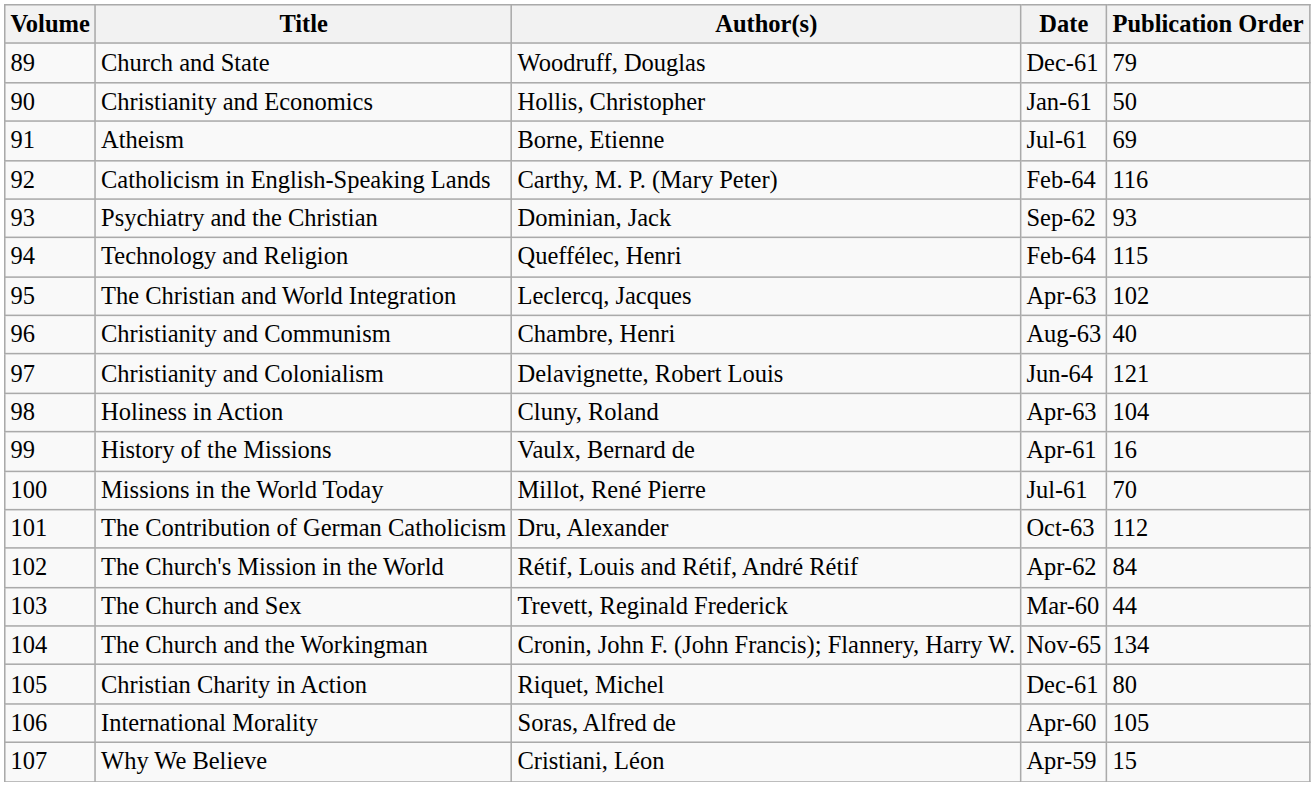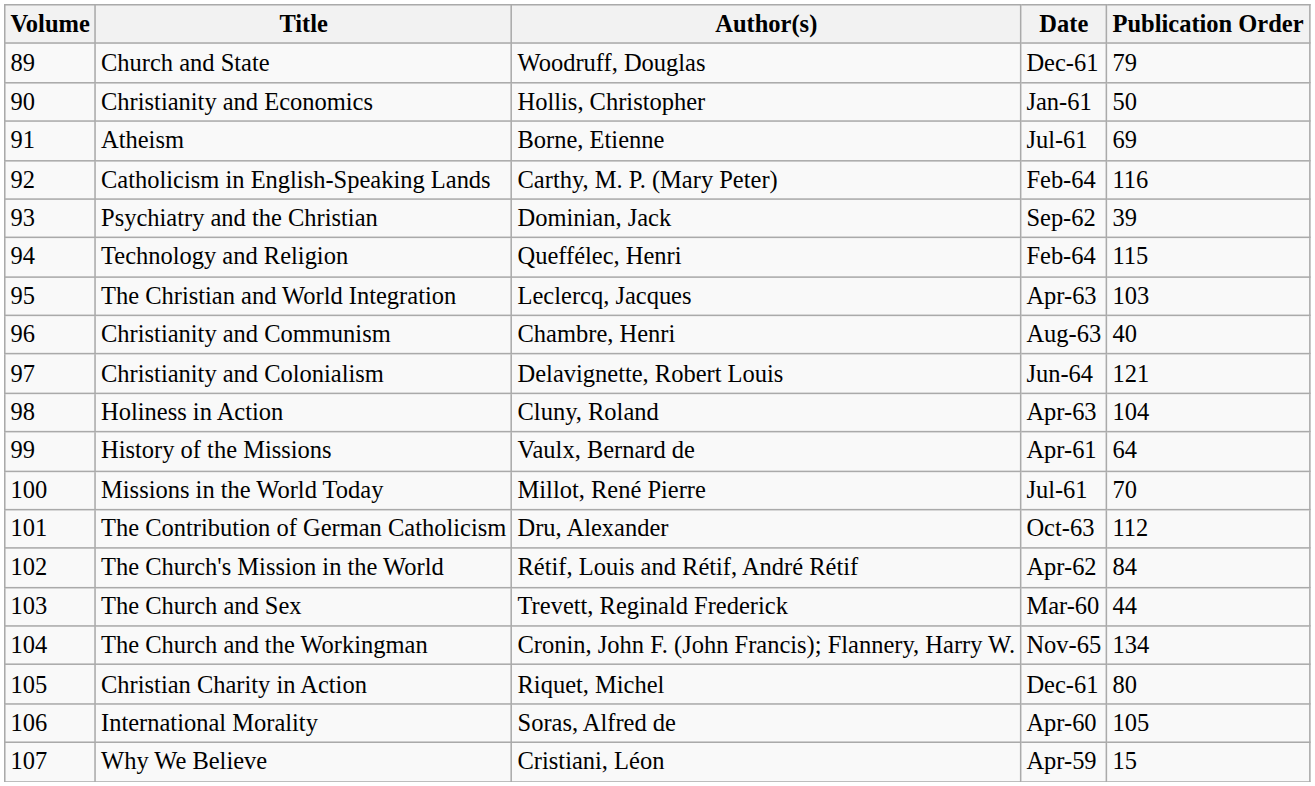(1125, 218) 93 -> (1125, 218) 39
(1131, 295) 102 -> (1131, 295) 103
(1125, 450) 16 -> (1125, 450) 64
